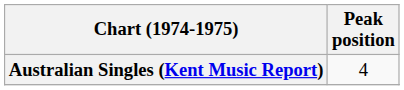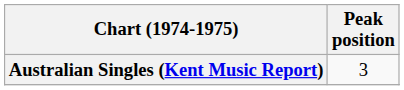(363, 69) 4 -> (363, 69) 3
